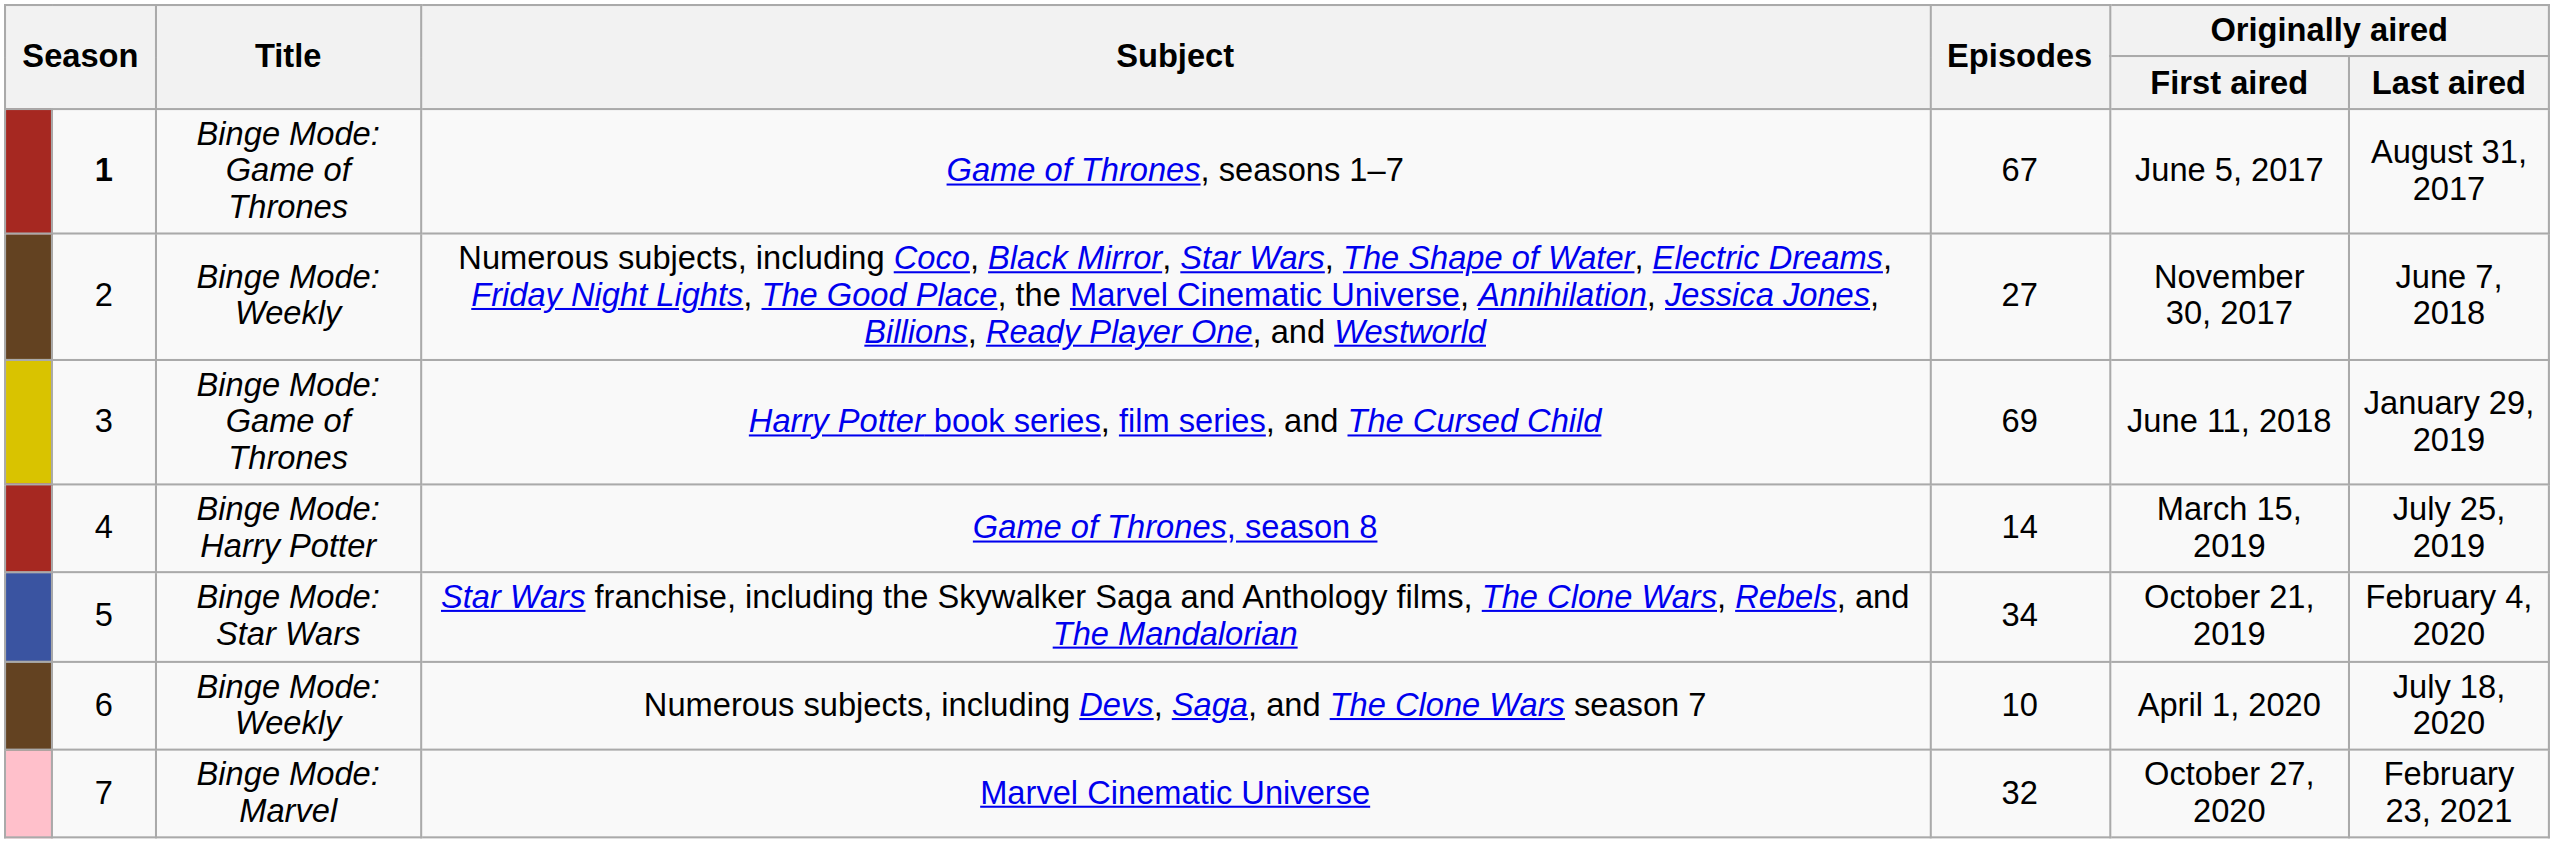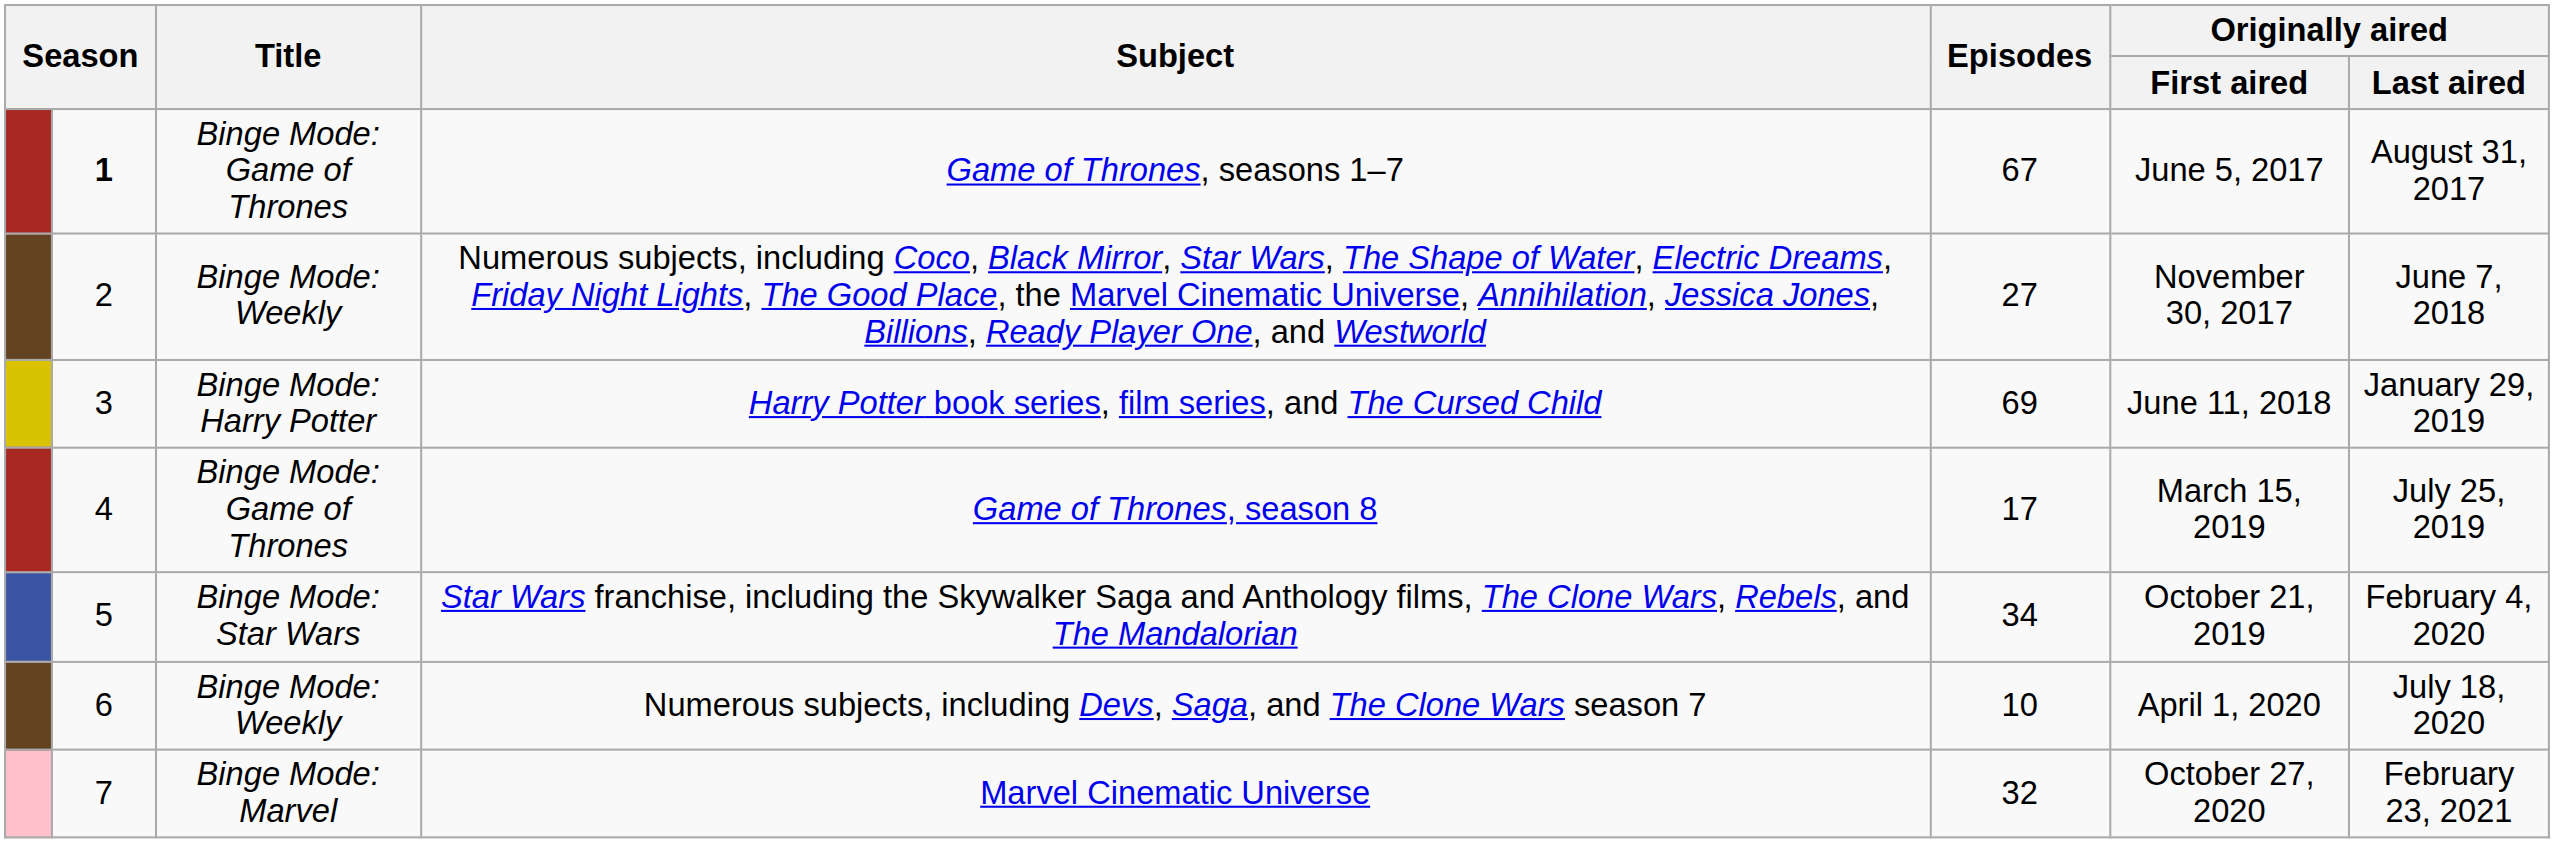(288, 421) Binge Mode: Game of Thrones -> (288, 402) Binge Mode: Harry Potter
(288, 527) Binge Mode: Harry Potter -> (288, 509) Binge Mode: Game of Thrones
(2020, 527) 14 -> (2020, 509) 17
